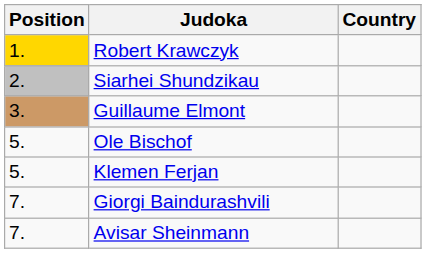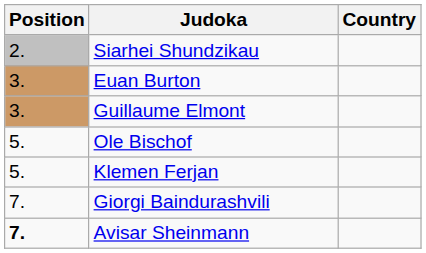- row: (166, 50)
+ row: (147, 80)
(17, 232) normal -> (17, 232) bold
